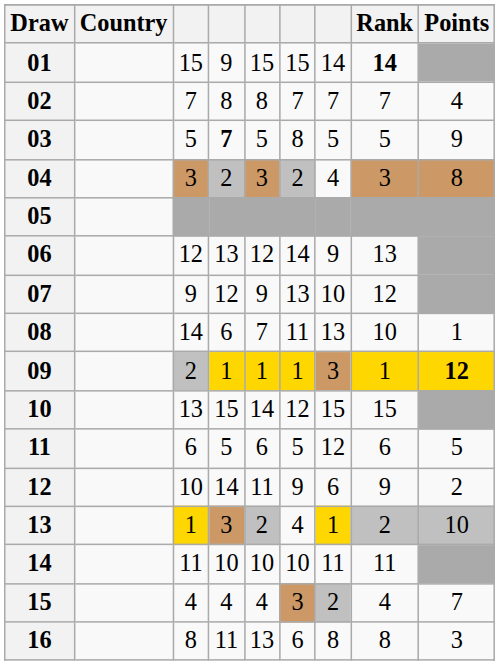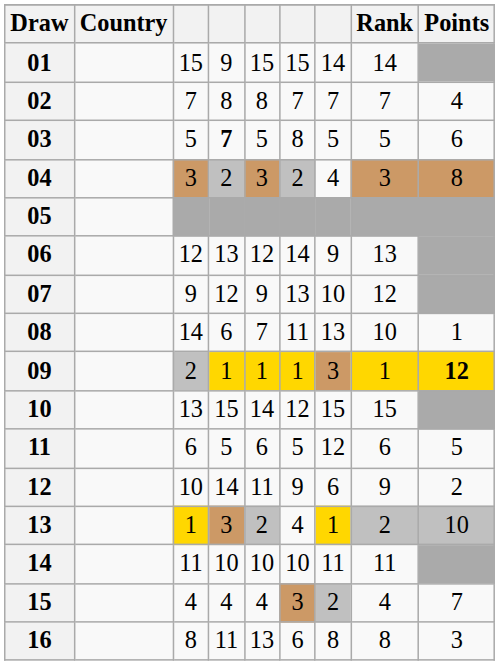(385, 62) bold -> (385, 62) normal
(457, 139) 9 -> (457, 139) 6
